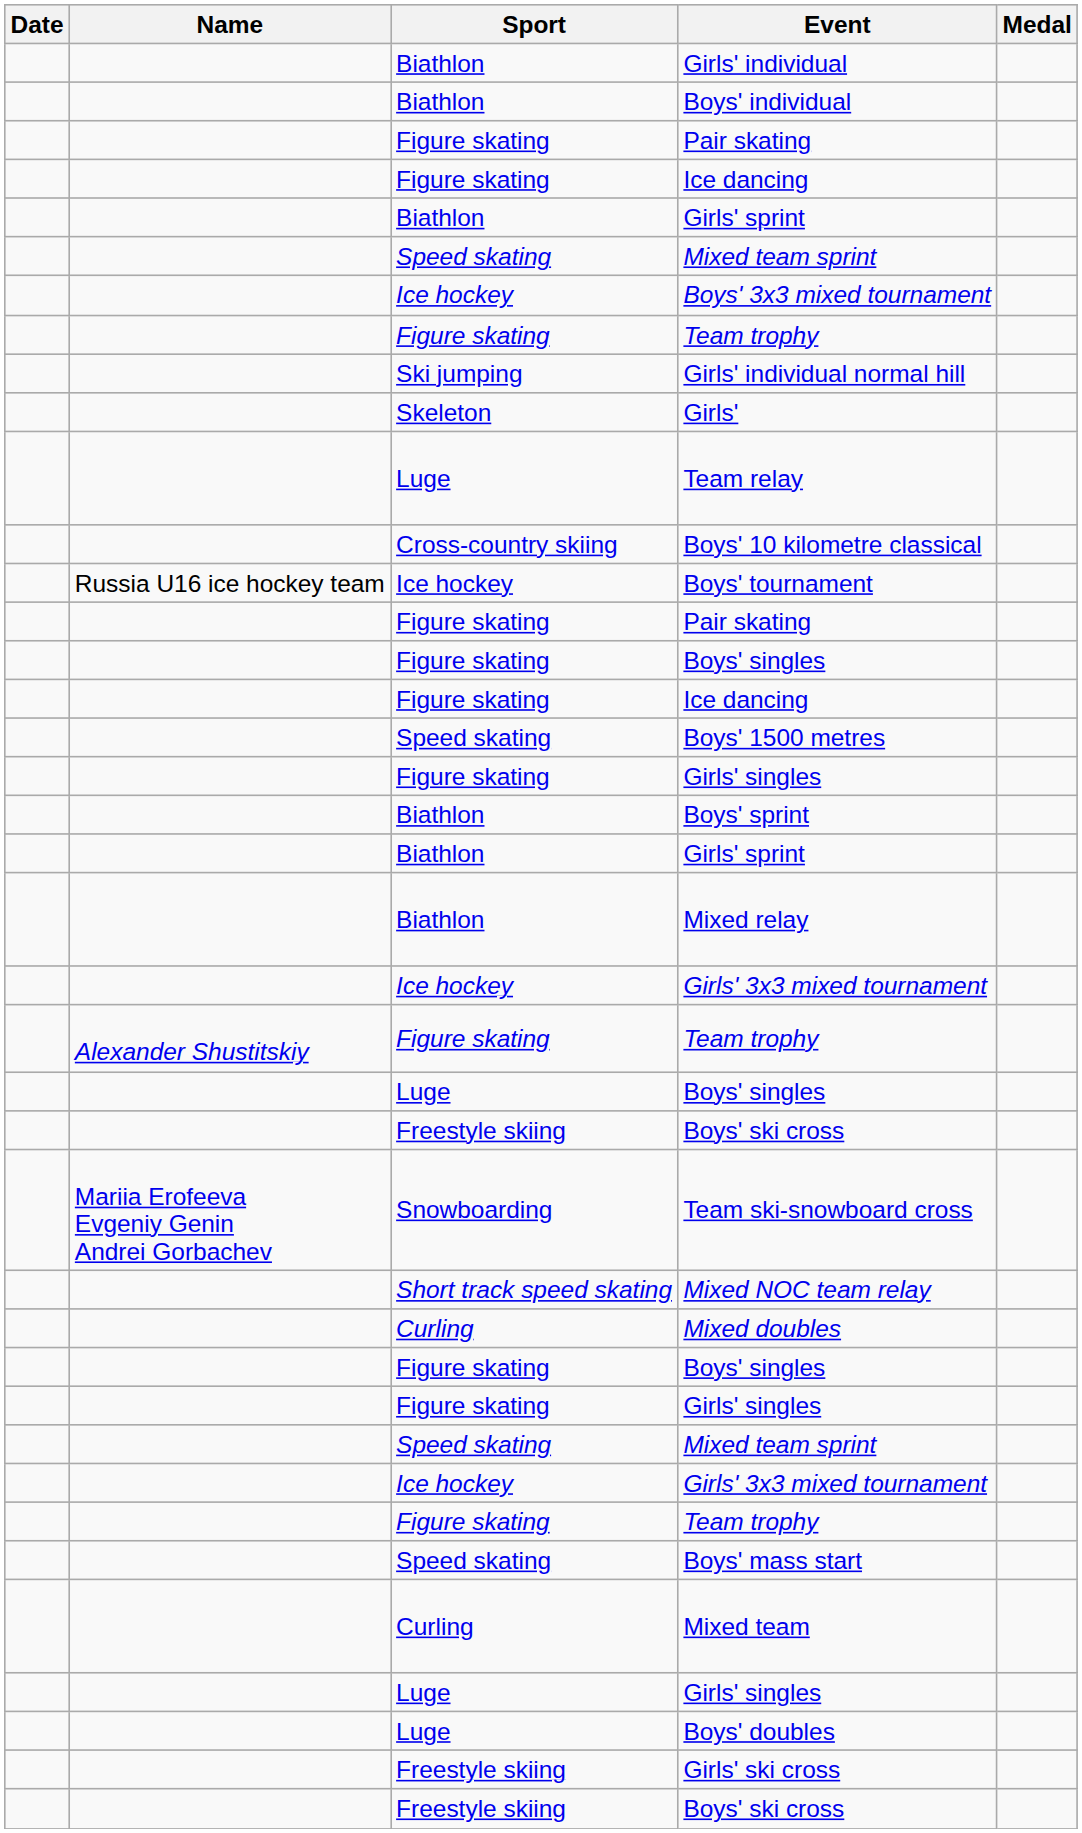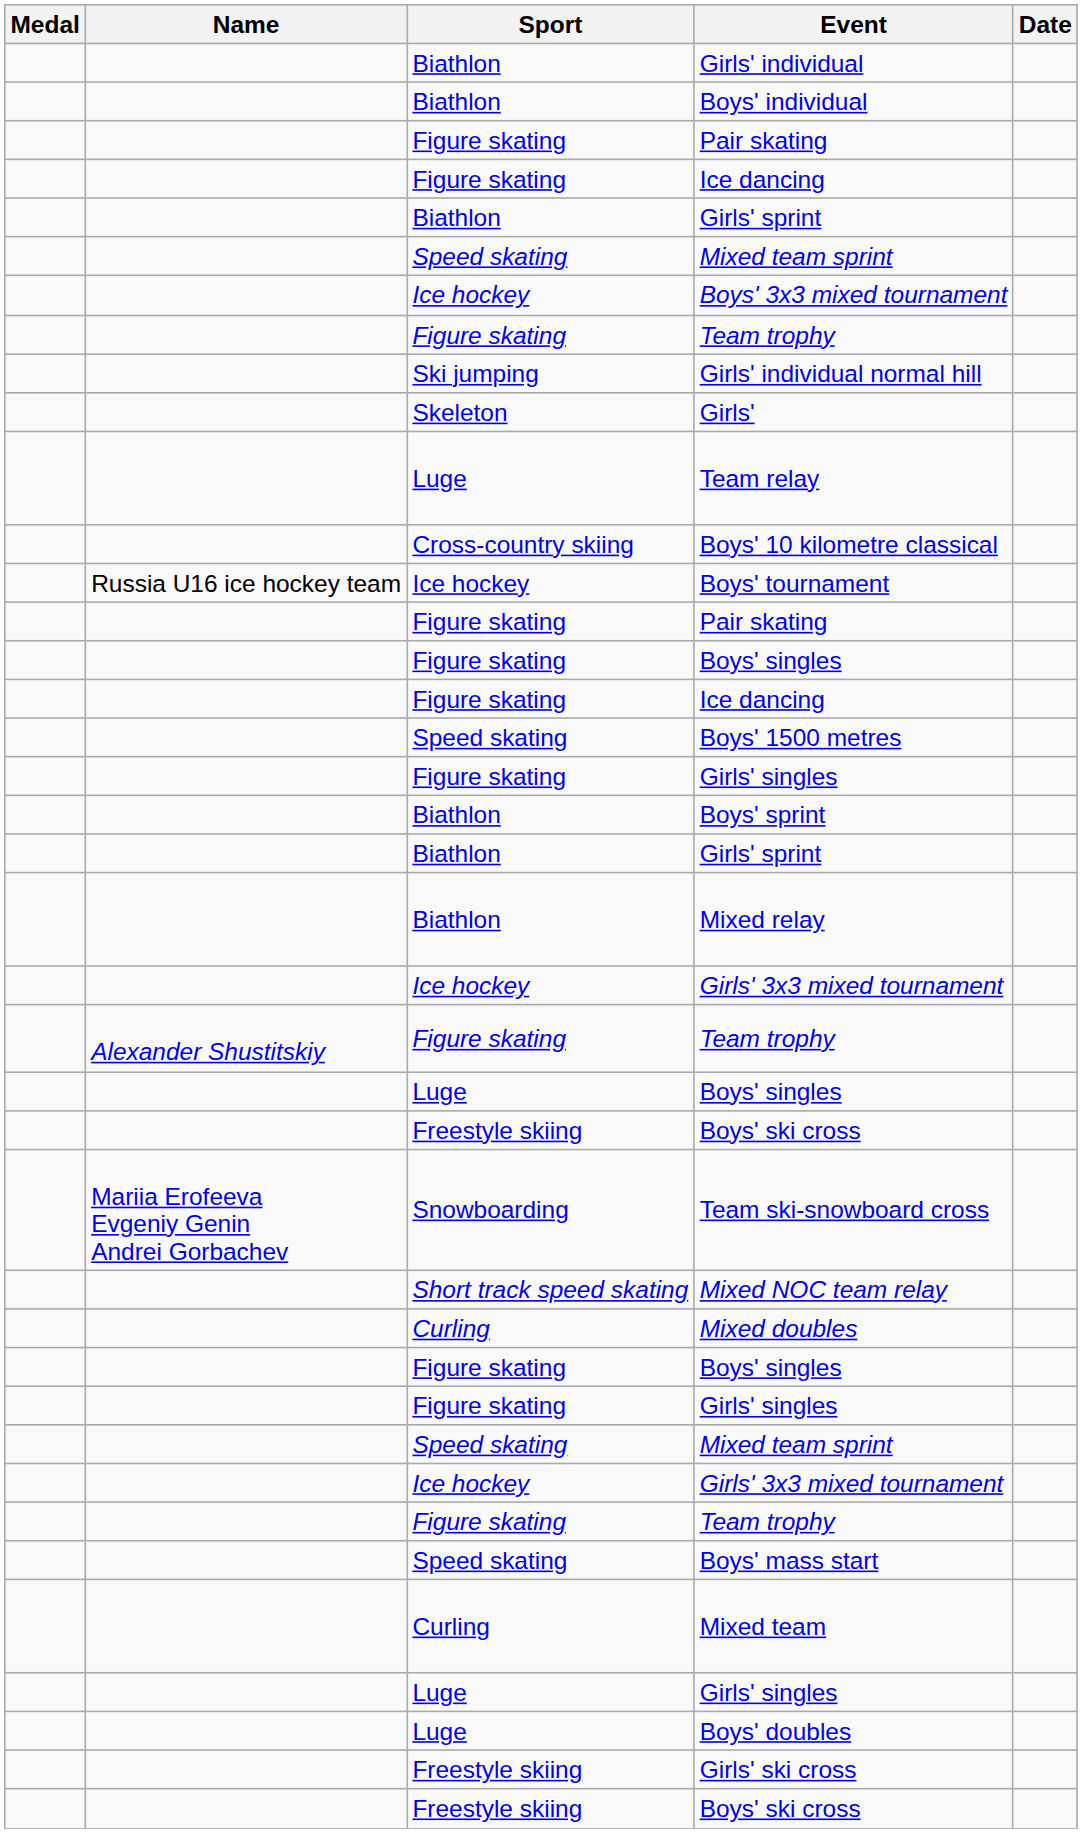columns swapped: (1037, 24) <-> (37, 24)
